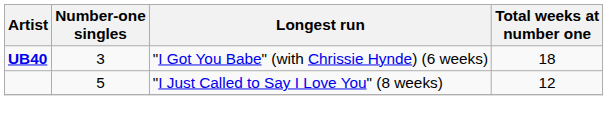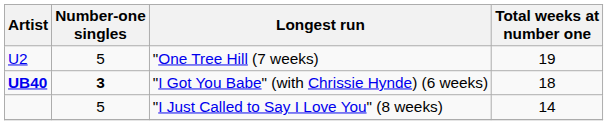+ row: (236, 58)
(100, 58) normal -> (100, 82) bold
(547, 82) 12 -> (547, 107) 14
